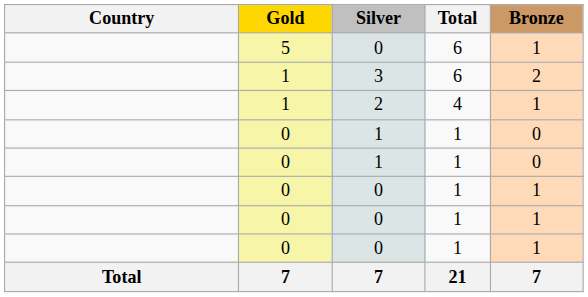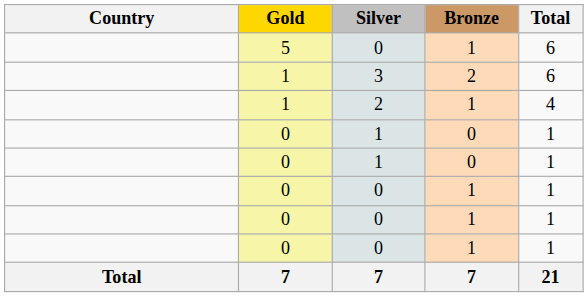columns swapped: (536, 18) <-> (457, 18)
